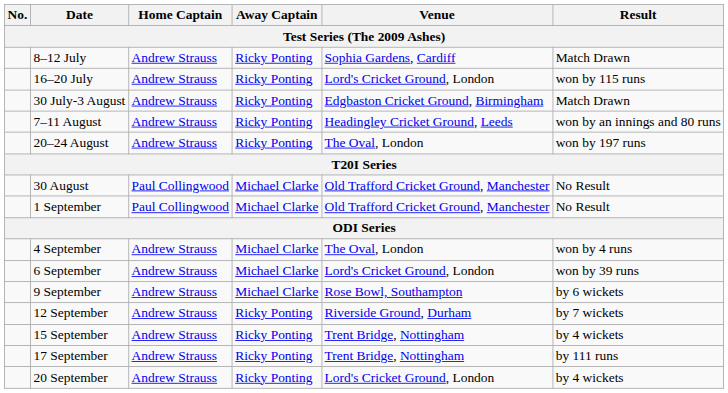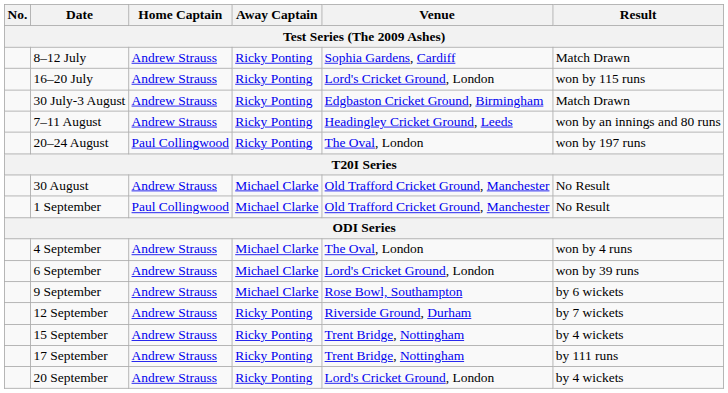(174, 143) Andrew Strauss -> (180, 143) Paul Collingwood
(180, 185) Paul Collingwood -> (174, 185) Andrew Strauss
